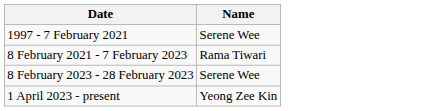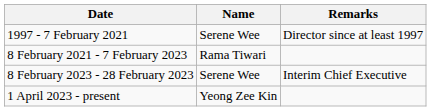+ column: (353, 14)
